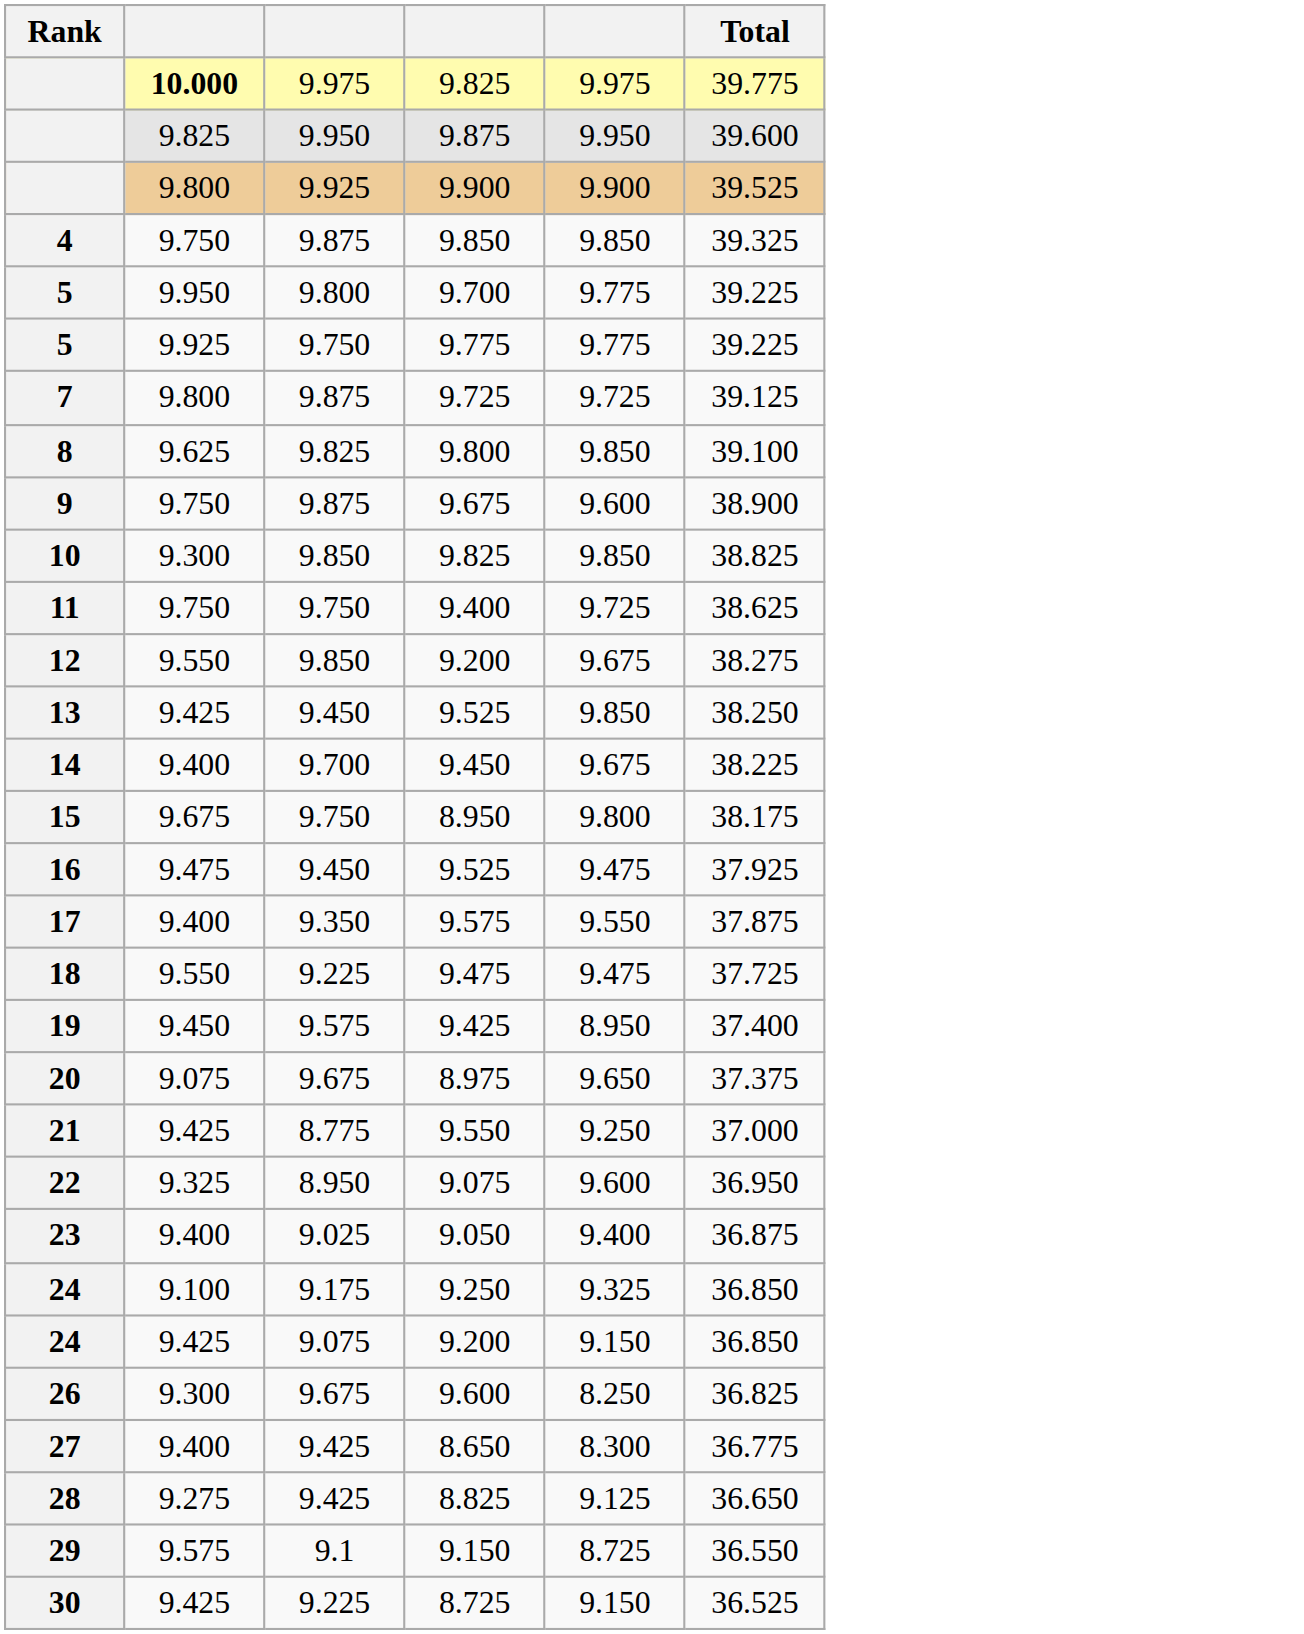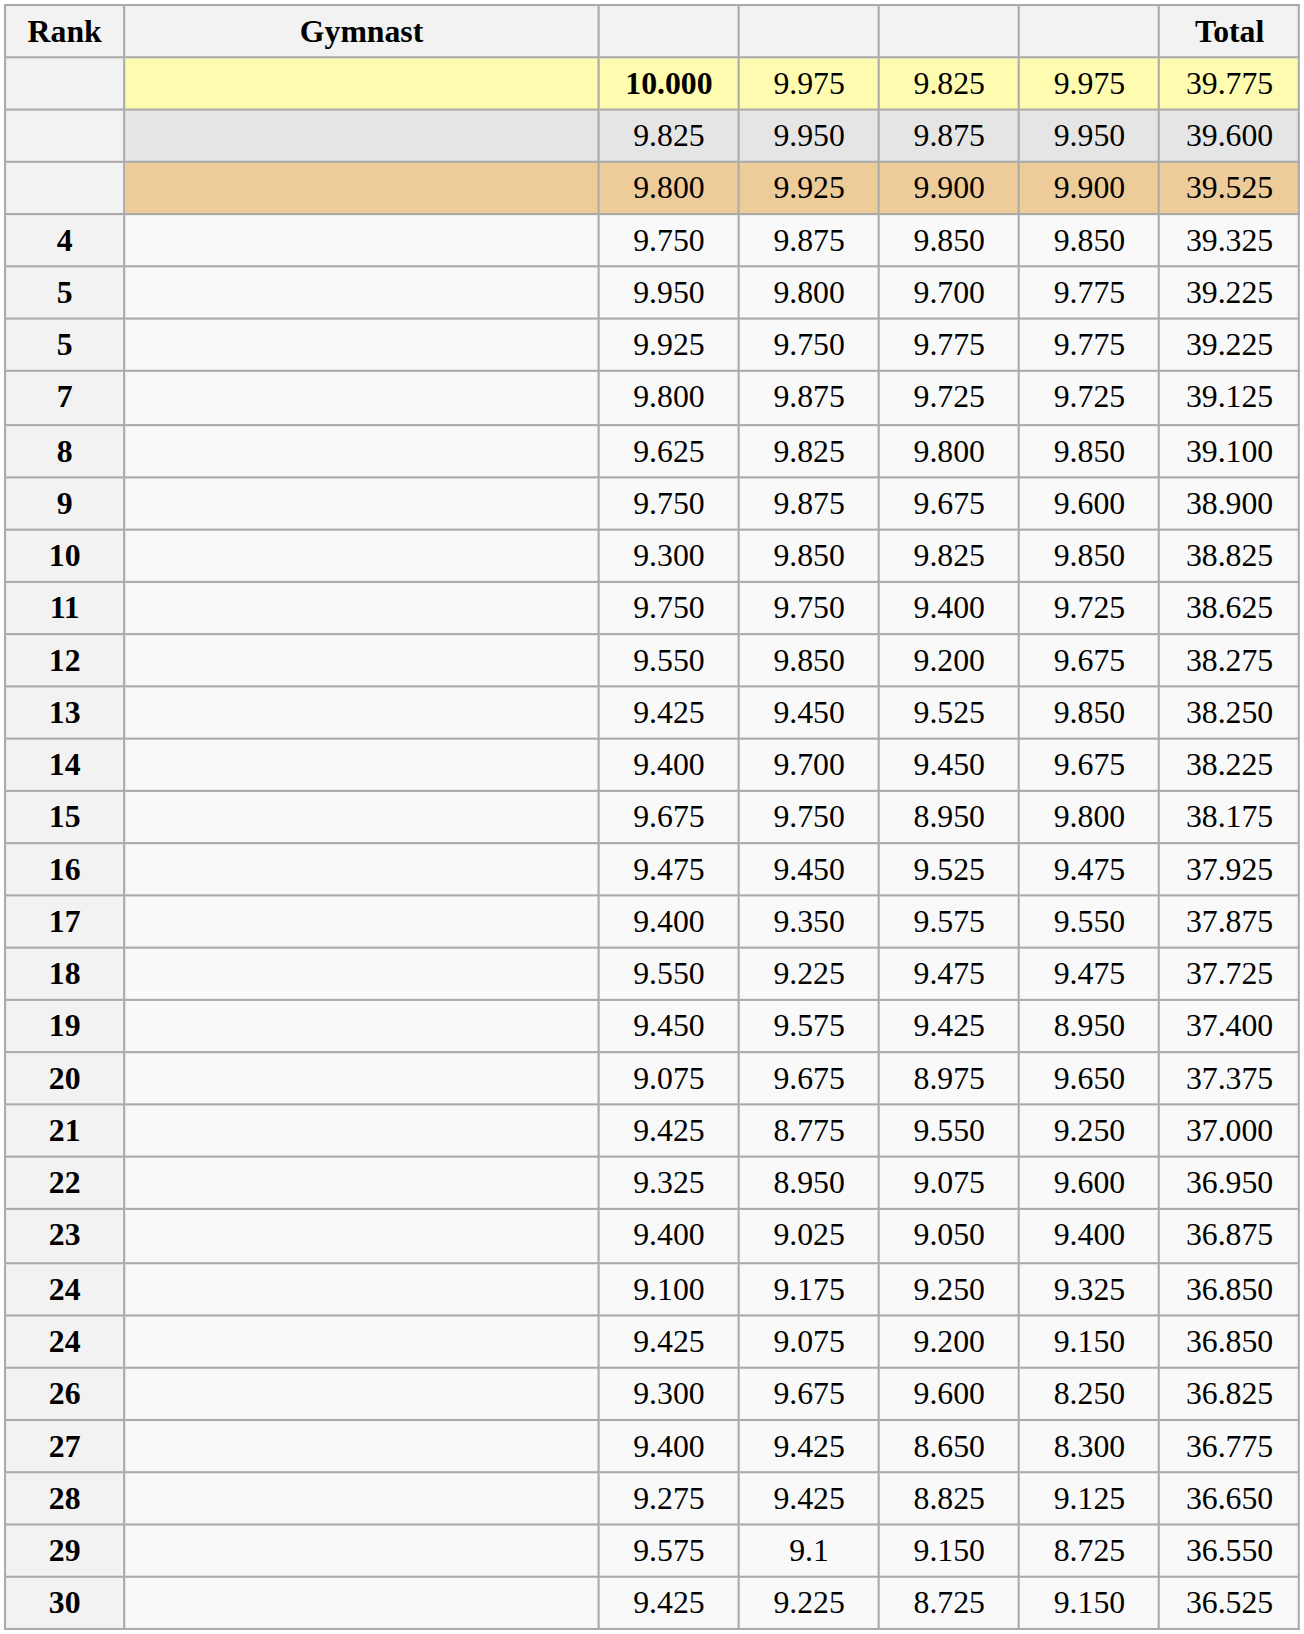+ column: (362, 30)
